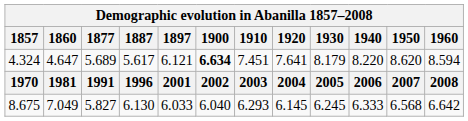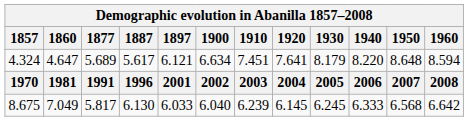(215, 60) bold -> (215, 60) normal
(406, 60) 8.620 -> (406, 60) 8.648
(101, 104) 5.827 -> (101, 104) 5.817
(253, 104) 6.293 -> (253, 104) 6.239
